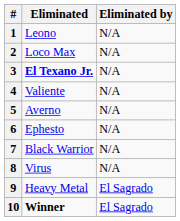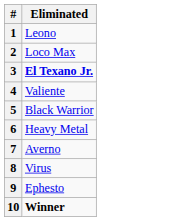- column: (136, 14)
(43, 110) Averno -> (59, 110) Black Warrior
(45, 129) Ephesto -> (57, 129) Heavy Metal
(59, 149) Black Warrior -> (43, 149) Averno
(57, 187) Heavy Metal -> (45, 187) Ephesto
